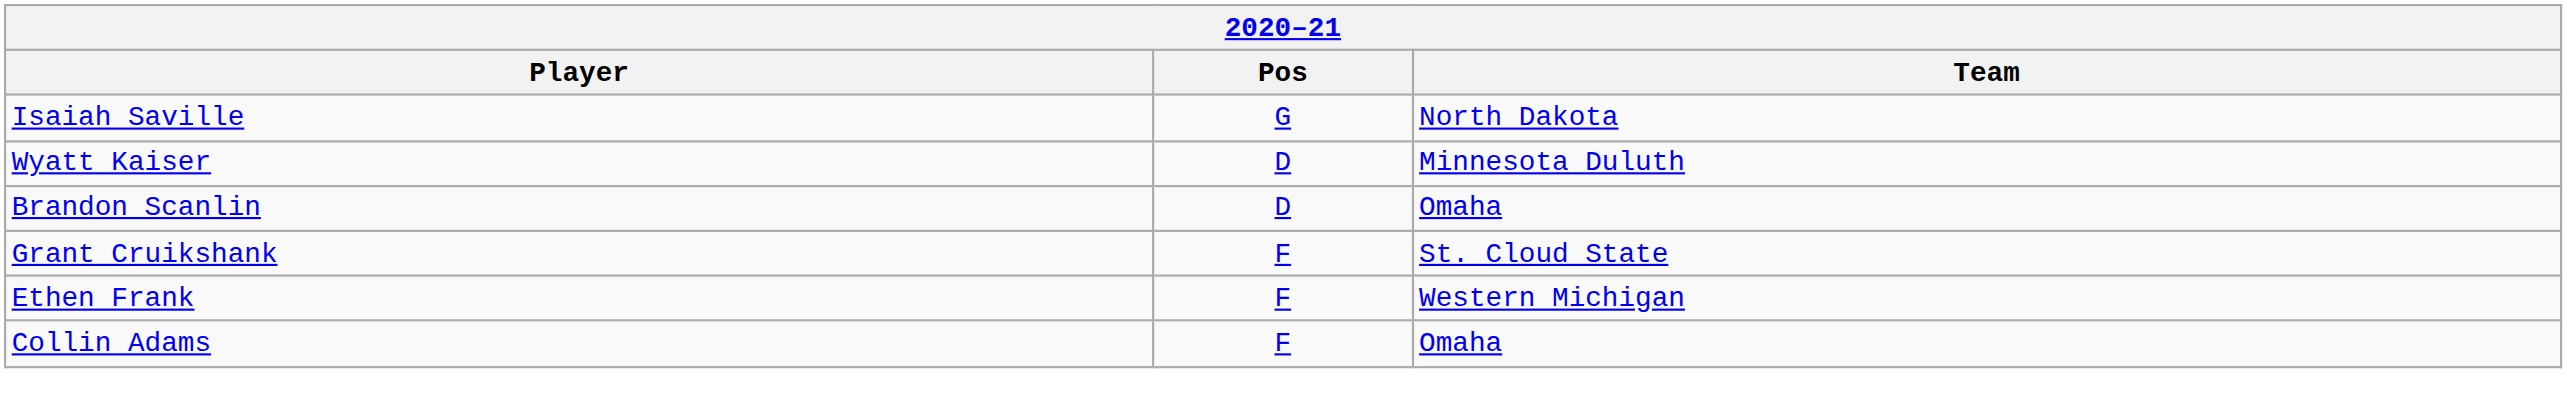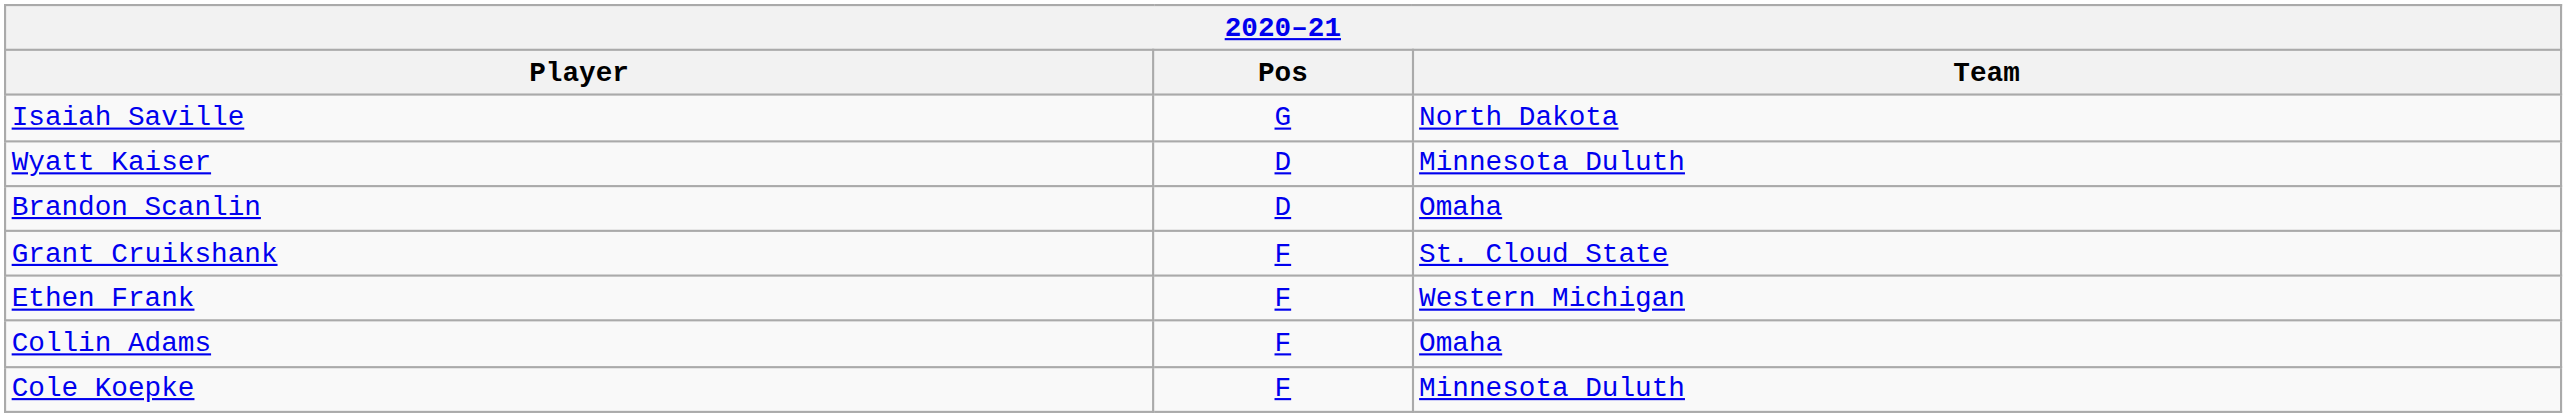+ row: (103, 389)
